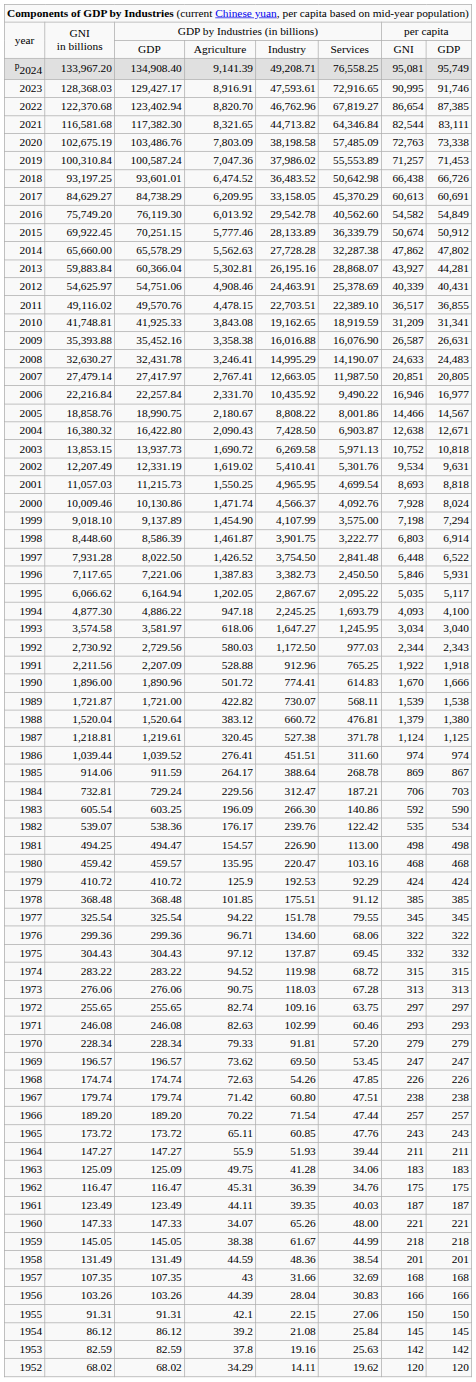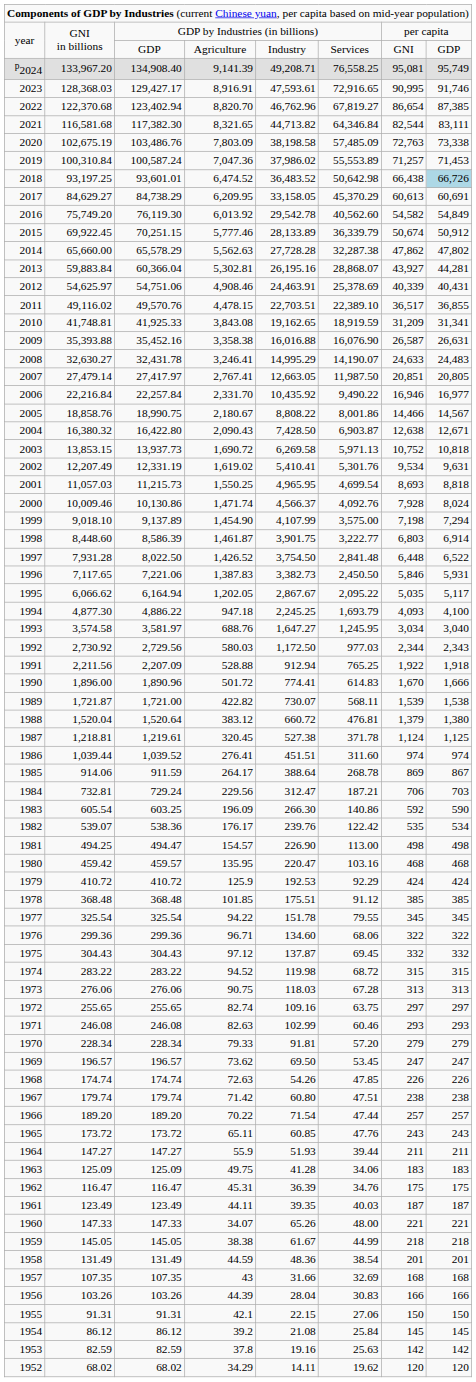(453, 178) no background -> (453, 178) lightblue background
(237, 629) 618.06 -> (237, 629) 688.76
(300, 665) 912.96 -> (300, 665) 912.94
